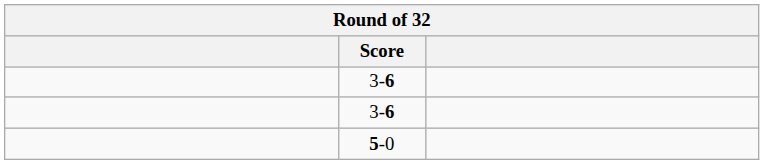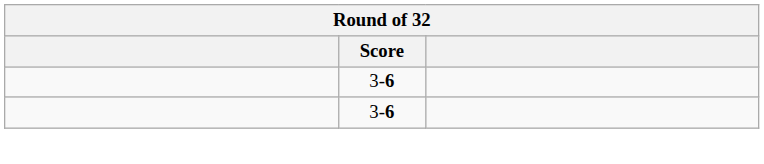- row: (172, 144)
